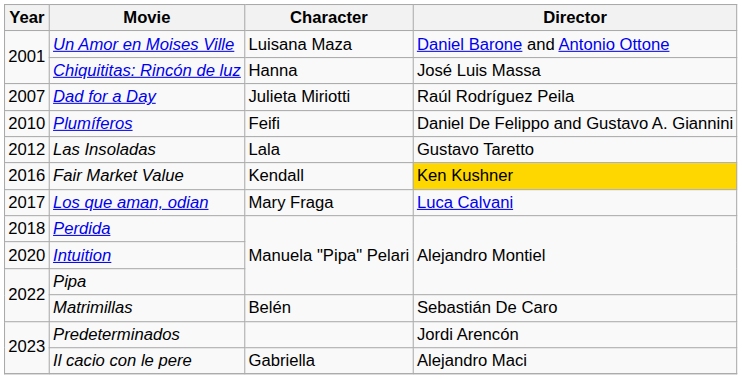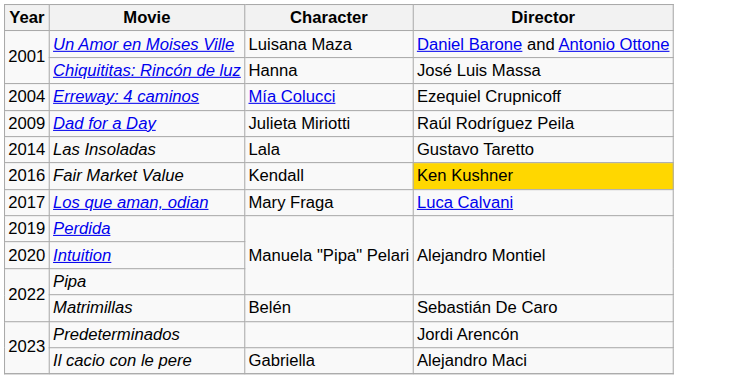+ row: (126, 96)
(27, 96) 2007 -> (27, 123) 2009
- row: (93, 123)
(27, 149) 2012 -> (27, 149) 2014
(27, 228) 2018 -> (27, 228) 2019
